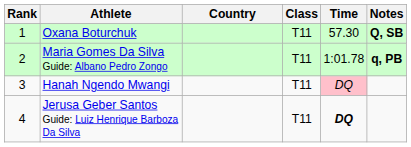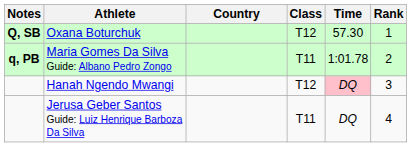columns swapped: (22, 14) <-> (387, 14)
(302, 33) T11 -> (306, 33) T12
(302, 85) T11 -> (306, 85) T12
(344, 118) bold -> (348, 118) normal
